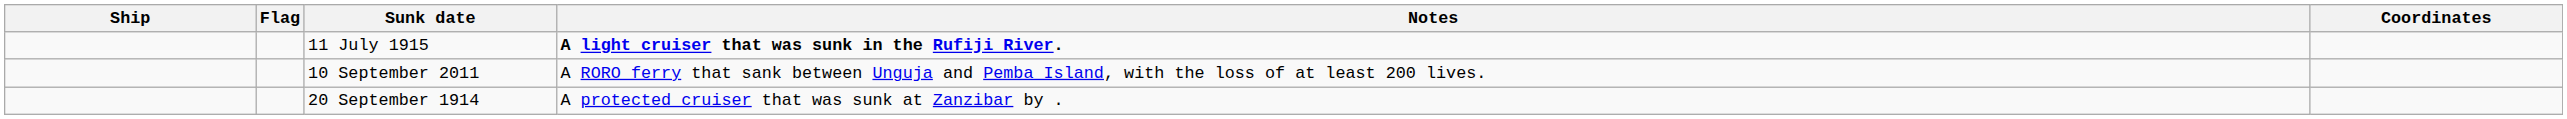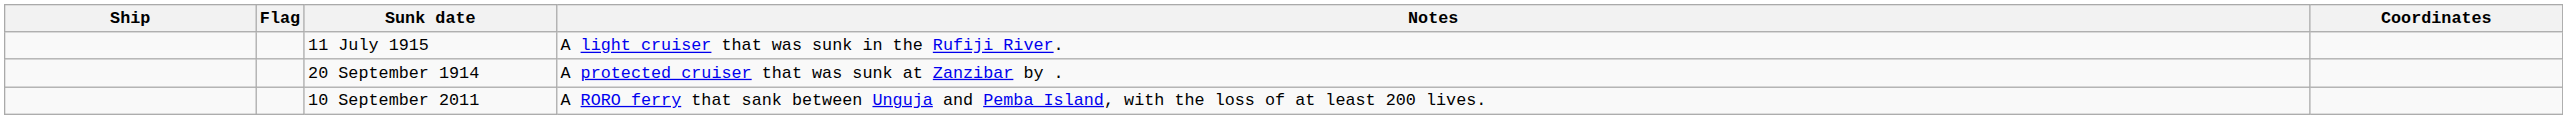(812, 46) bold -> (812, 46) normal
rows swapped: (394, 100) <-> (394, 73)
